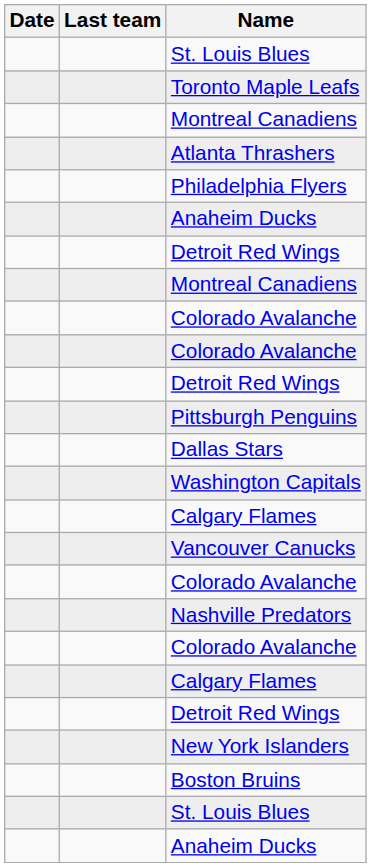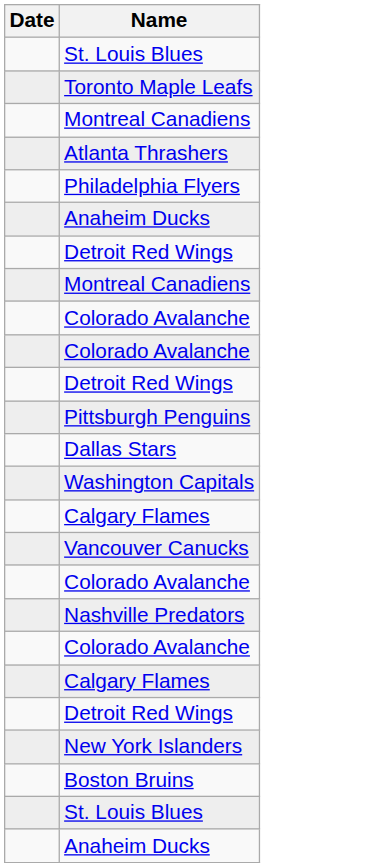- column: (113, 20)
